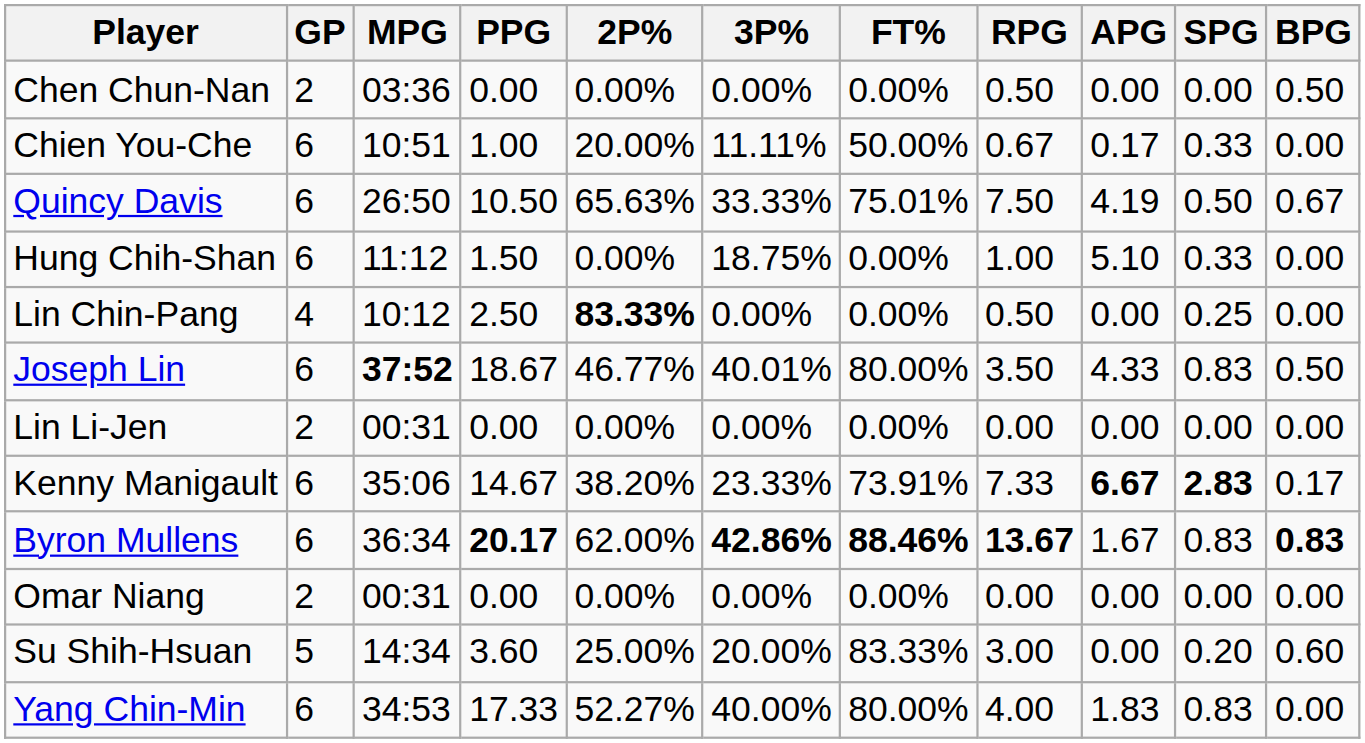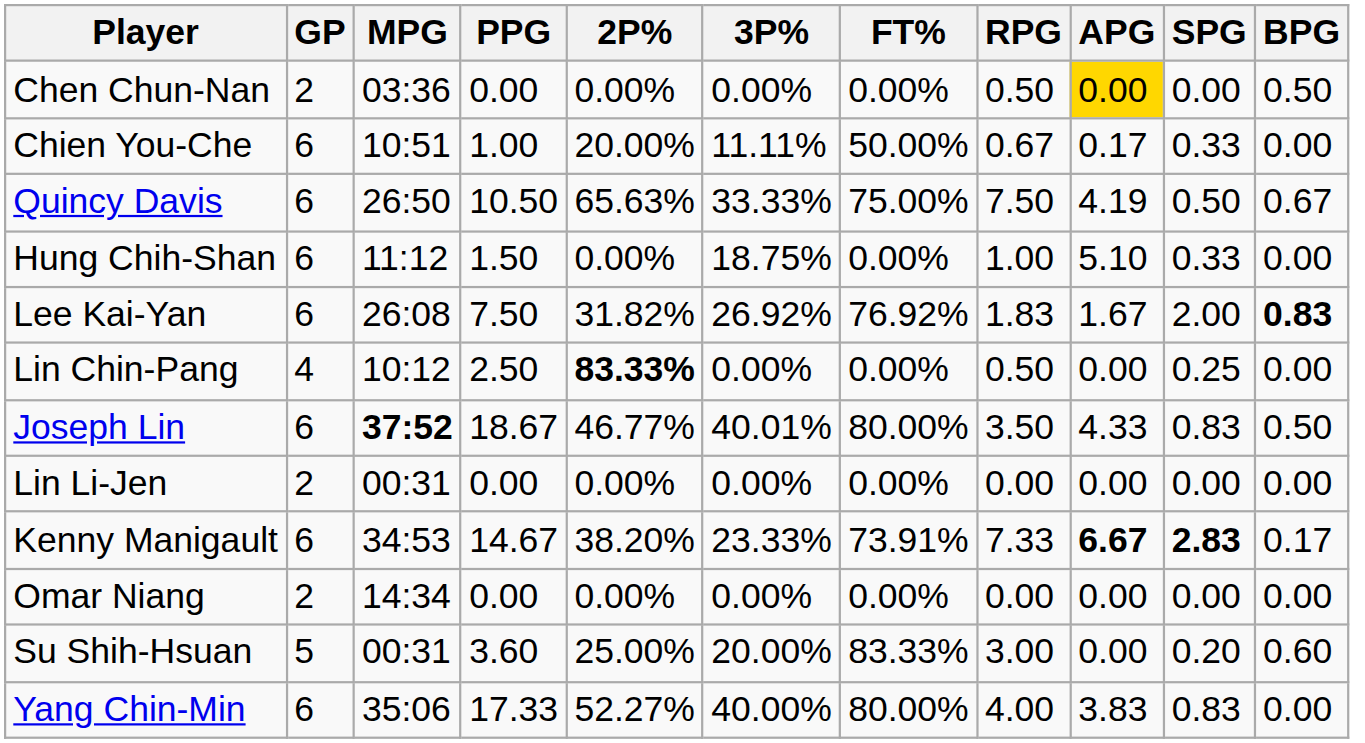(1125, 88) no background -> (1113, 88) gold background
(908, 201) 75.01% -> (908, 201) 75.00%
+ row: (110, 314)
(406, 483) 35:06 -> (406, 539) 34:53
- row: (126, 539)
(406, 595) 00:31 -> (406, 595) 14:34
(406, 652) 14:34 -> (406, 652) 00:31
(406, 708) 34:53 -> (406, 708) 35:06
(1125, 708) 1.83 -> (1113, 708) 3.83
